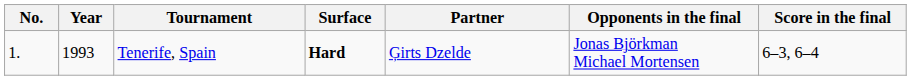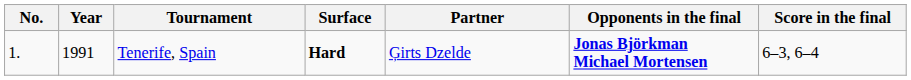(78, 52) 1993 -> (78, 52) 1991
(636, 52) normal -> (640, 52) bold
